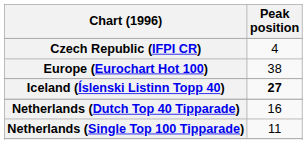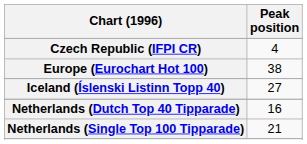(275, 88) bold -> (275, 88) normal
(275, 128) 11 -> (275, 128) 21
